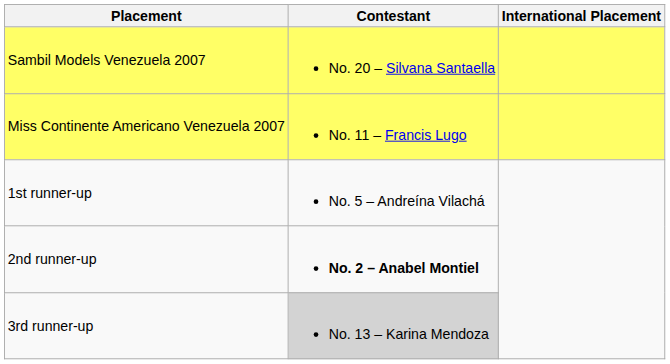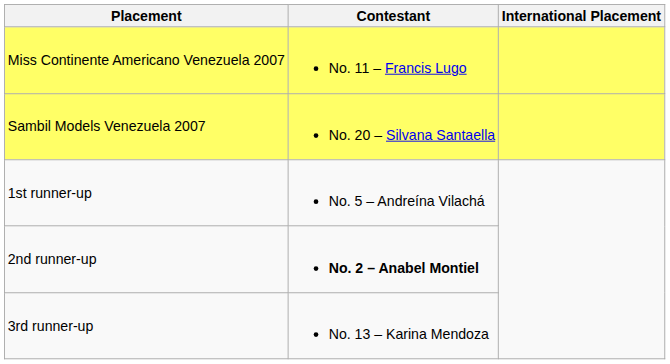rows swapped: (107, 60) <-> (146, 127)
(393, 334) lightgrey background -> (393, 334) no background
